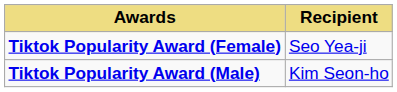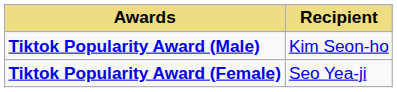rows swapped: (134, 73) <-> (145, 45)
